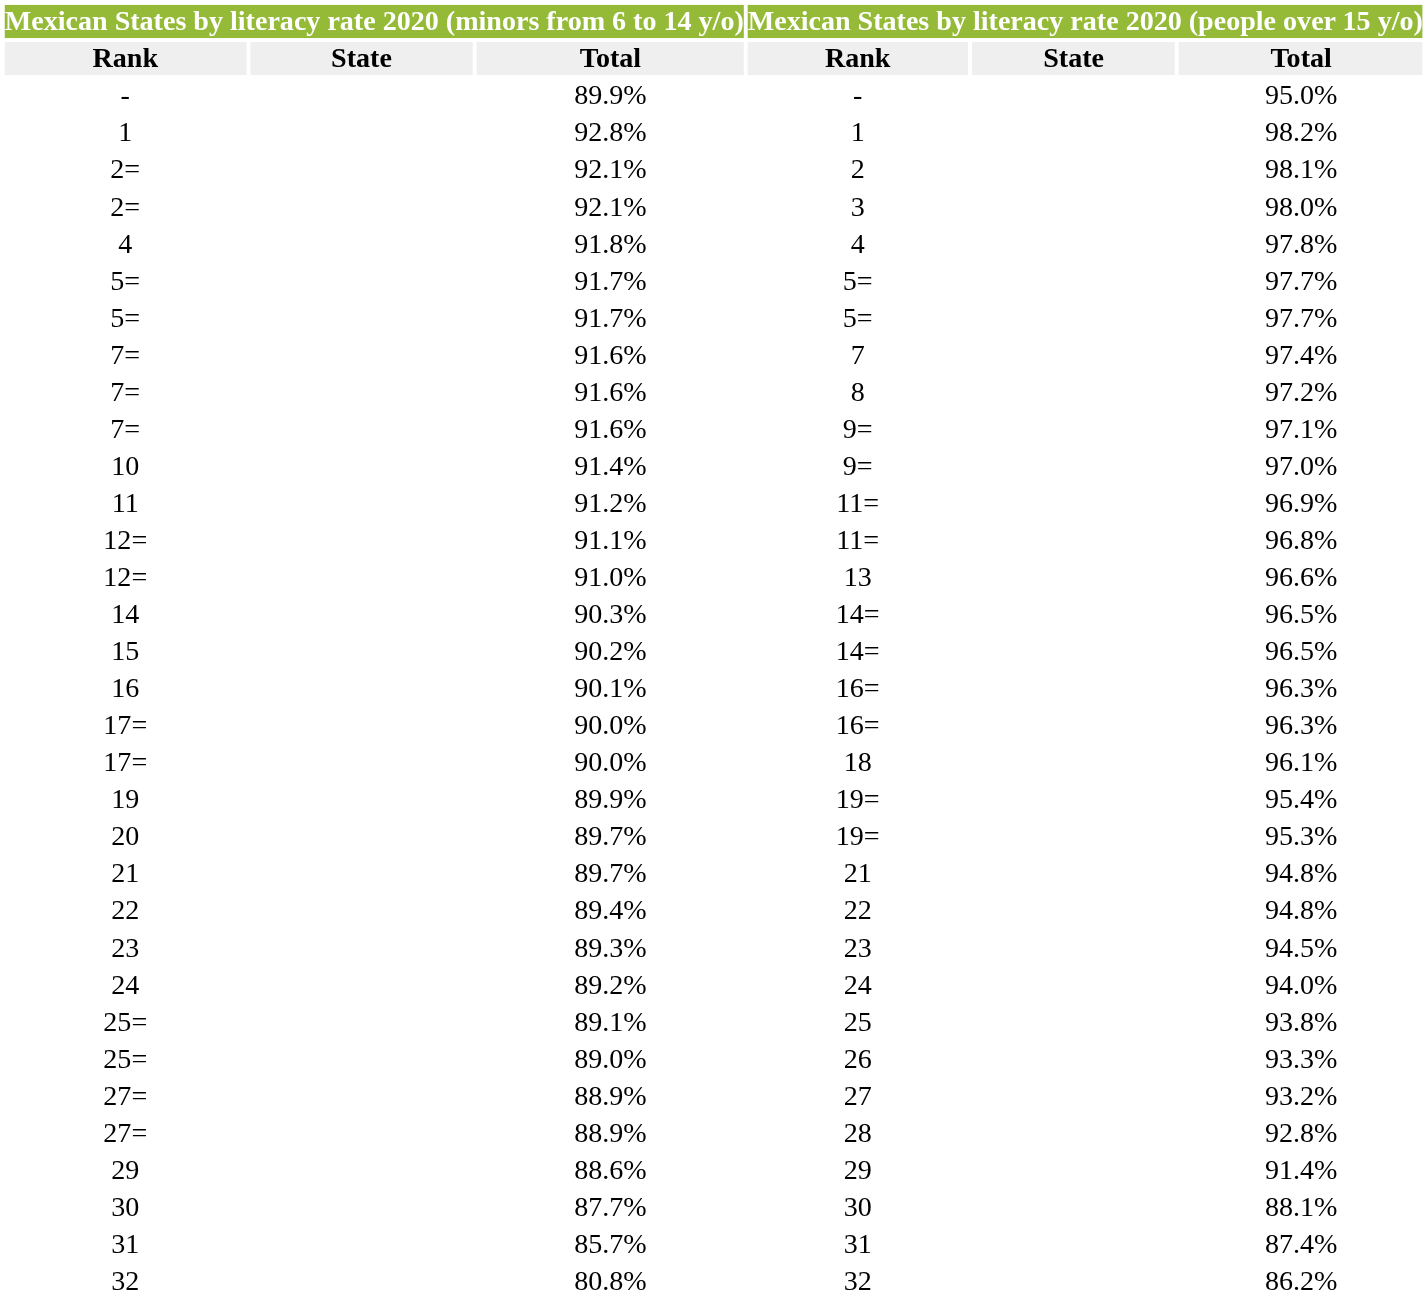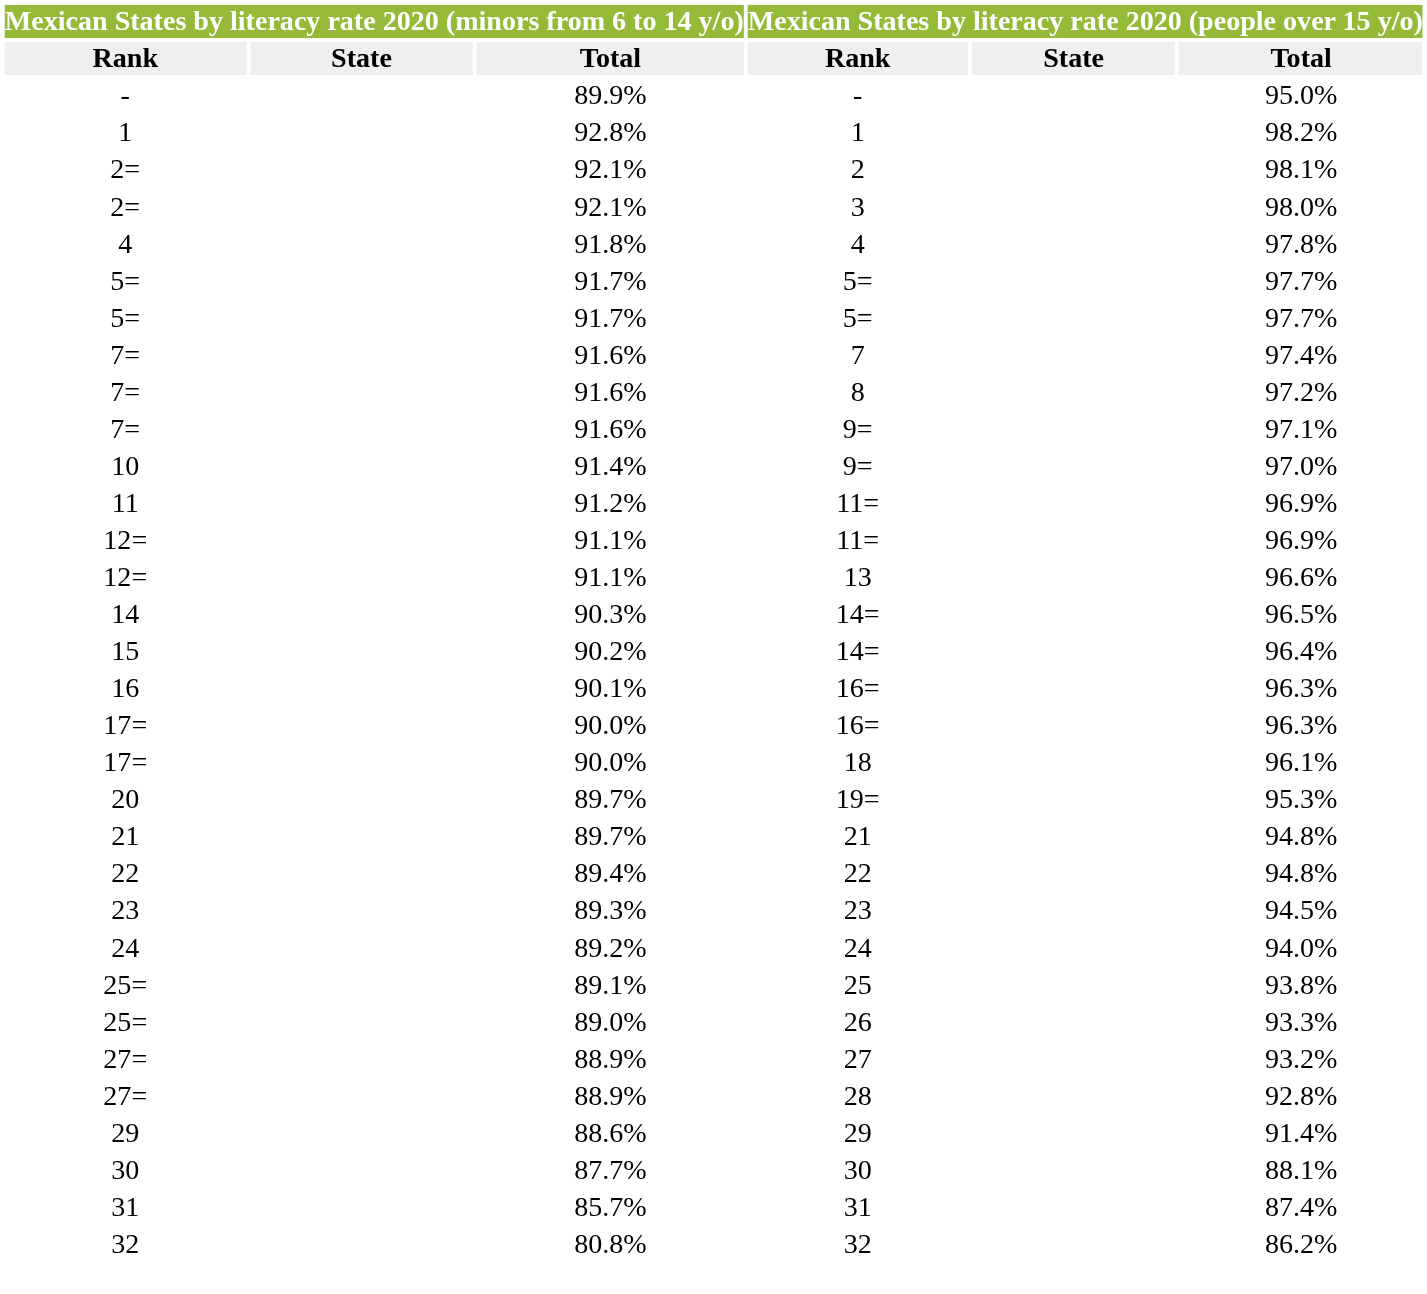(1301, 539) 96.8% -> (1301, 539) 96.9%
(610, 576) 91.0% -> (610, 576) 91.1%
(1301, 650) 96.5% -> (1301, 650) 96.4%
- row: (125, 799)
